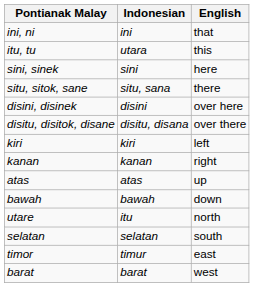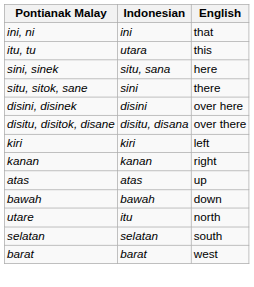(129, 69) sini -> (145, 69) situ, sana
(145, 87) situ, sana -> (129, 87) sini
- row: (20, 254)
